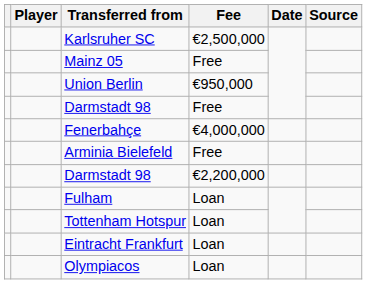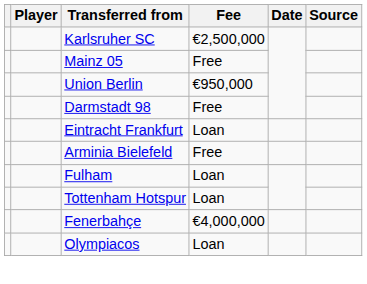rows swapped: (103, 130) <-> (124, 244)
- row: (108, 175)
